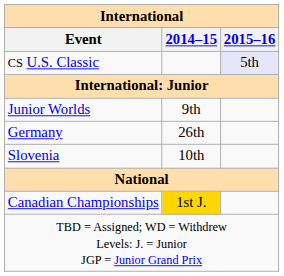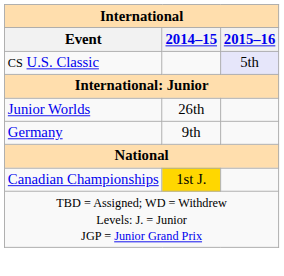(191, 109) 9th -> (191, 109) 26th
(191, 132) 26th -> (191, 132) 9th
- row: (34, 156)
